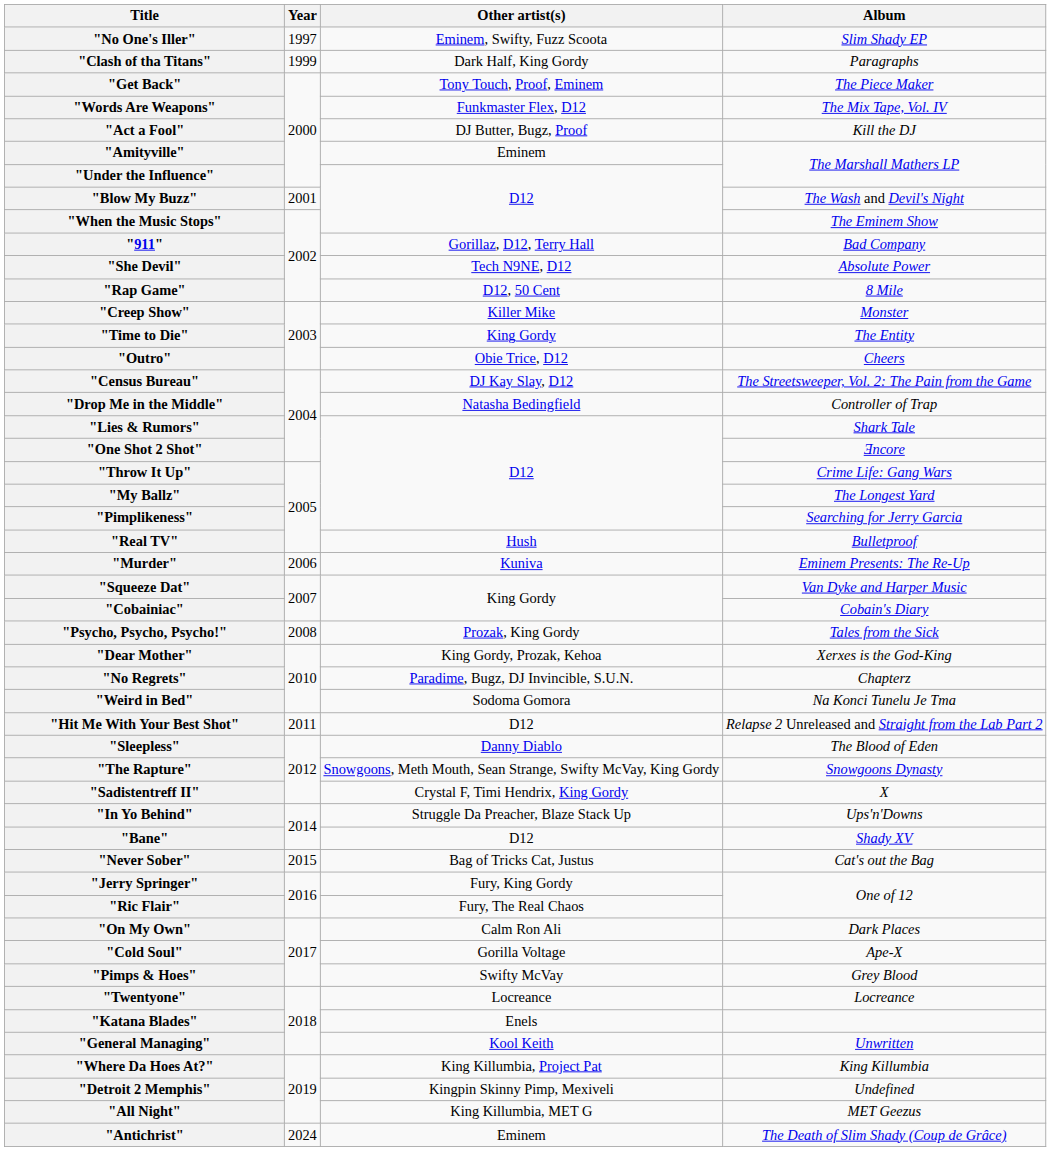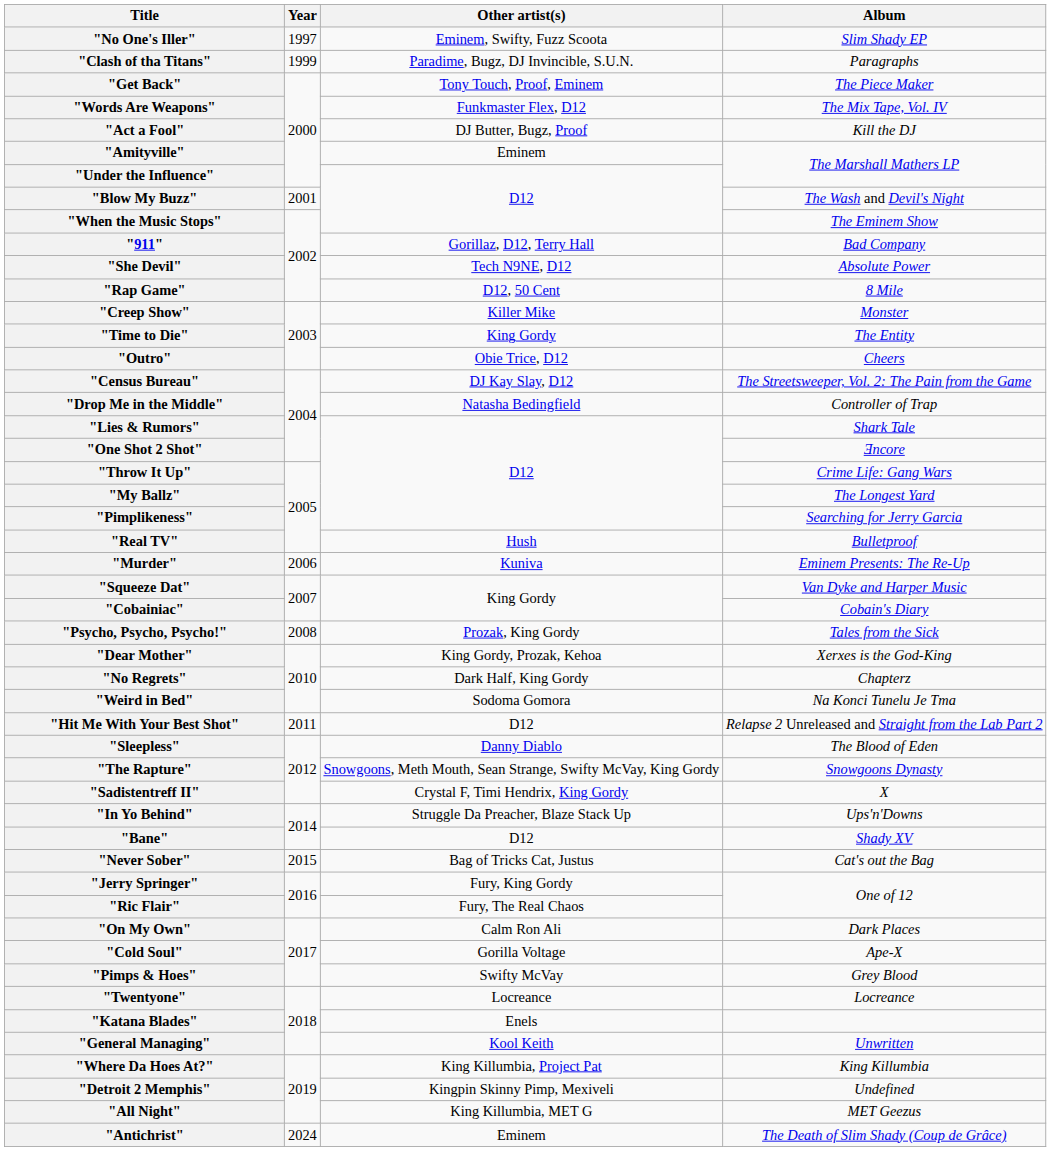(521, 61) Dark Half, King Gordy -> (521, 61) Paradime, Bugz, DJ Invincible, S.U.N.
(521, 678) Paradime, Bugz, DJ Invincible, S.U.N. -> (521, 678) Dark Half, King Gordy
